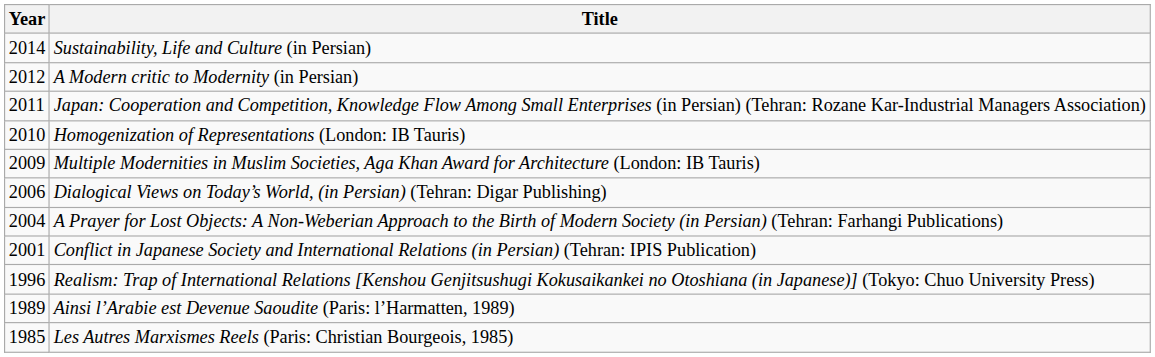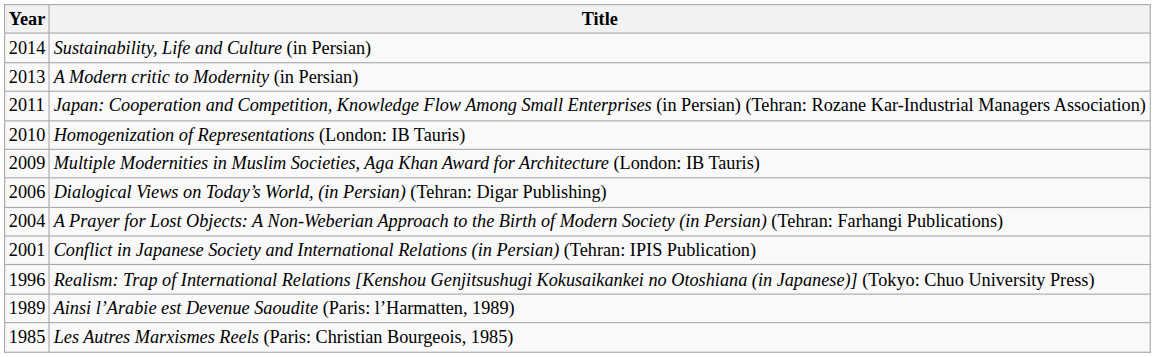(27, 76) 2012 -> (27, 76) 2013
